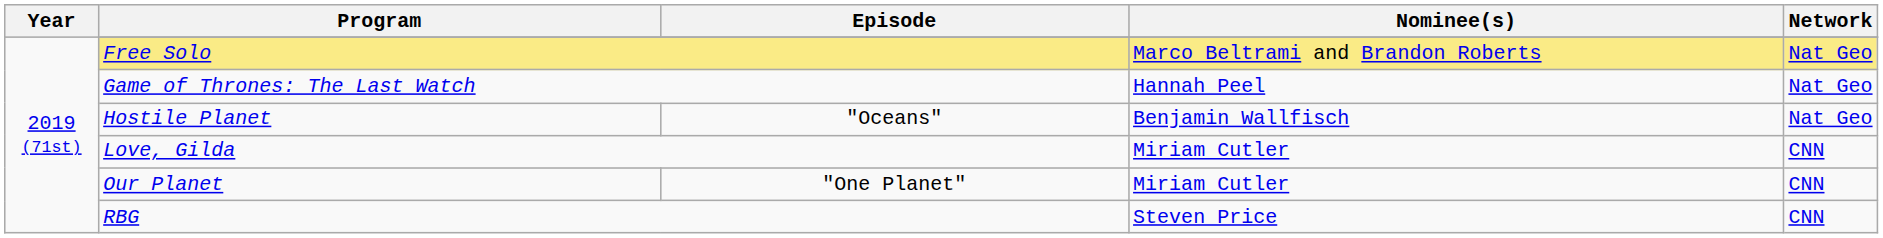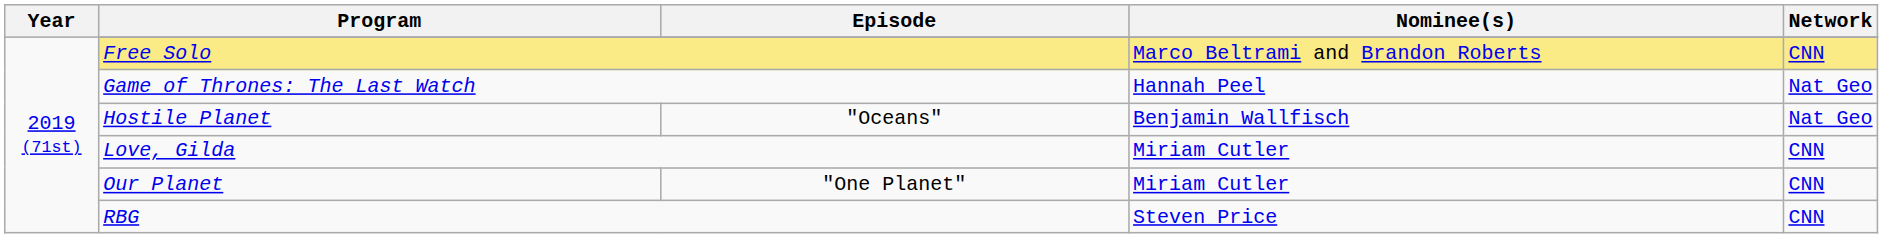(1831, 54) Nat Geo -> (1806, 54) CNN
